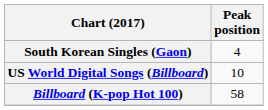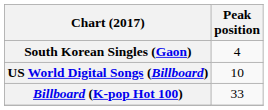(237, 94) 58 -> (237, 94) 33
